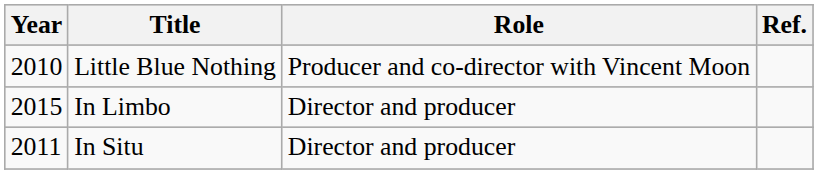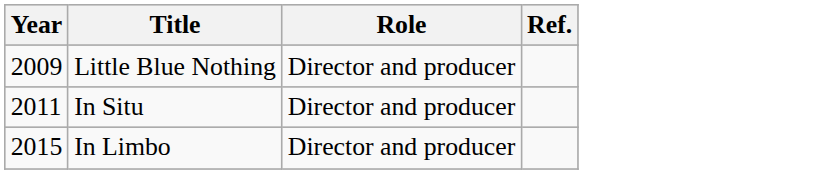(37, 65) 2010 -> (37, 65) 2009
(519, 65) Producer and co-director with Vincent Moon -> (402, 65) Director and producer
rows swapped: (109, 147) <-> (122, 106)
